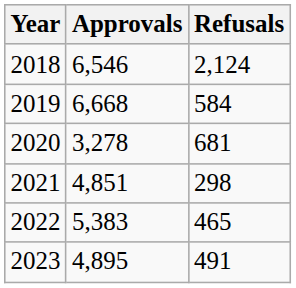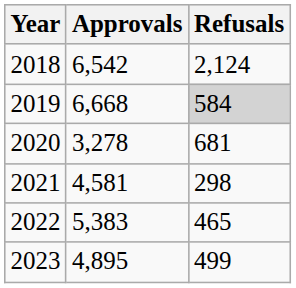(100, 63) 6,546 -> (100, 63) 6,542
(213, 103) no background -> (213, 103) lightgrey background
(100, 182) 4,851 -> (100, 182) 4,581
(213, 261) 491 -> (213, 261) 499
